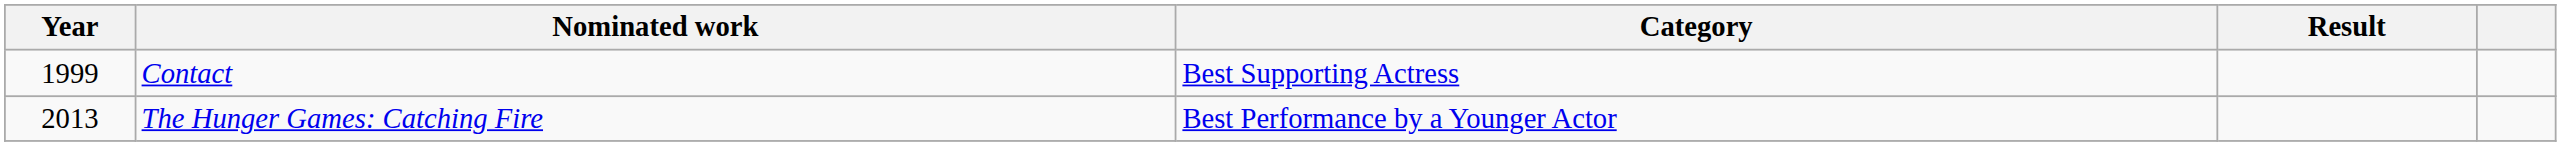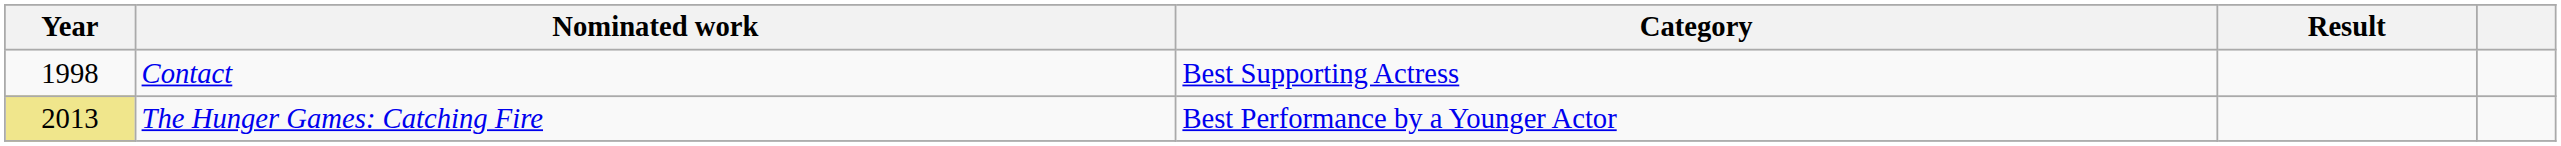(70, 72) 1999 -> (70, 72) 1998
(70, 118) no background -> (70, 118) khaki background
